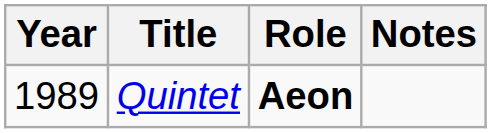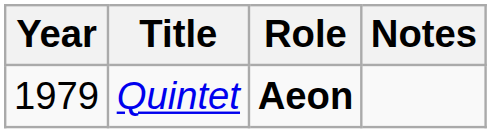(57, 95) 1989 -> (57, 95) 1979
